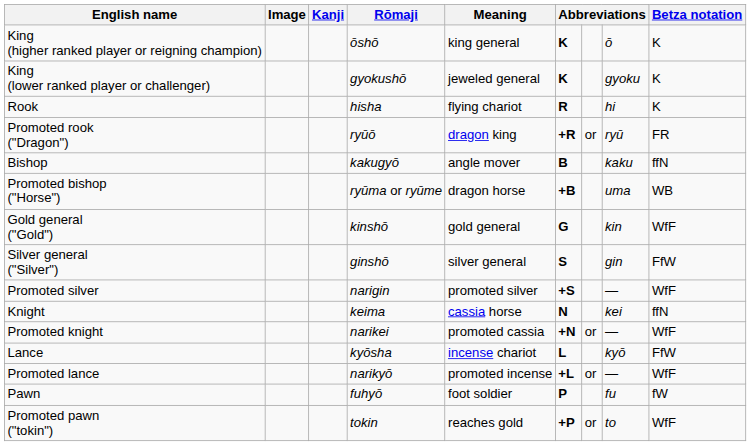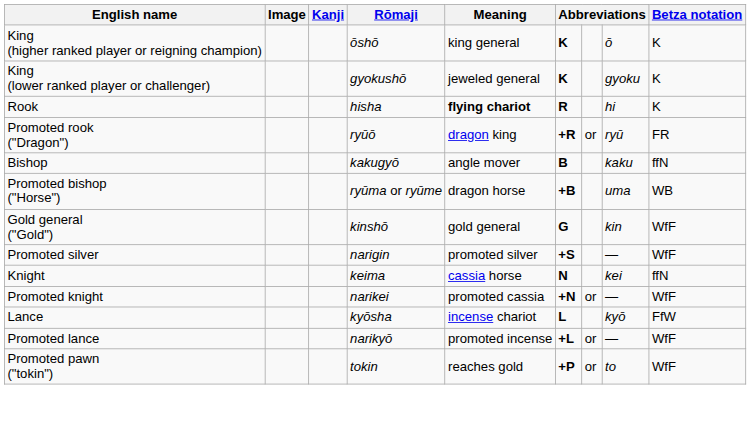(485, 106) normal -> (489, 106) bold
- row: (48, 262)
- row: (24, 394)
